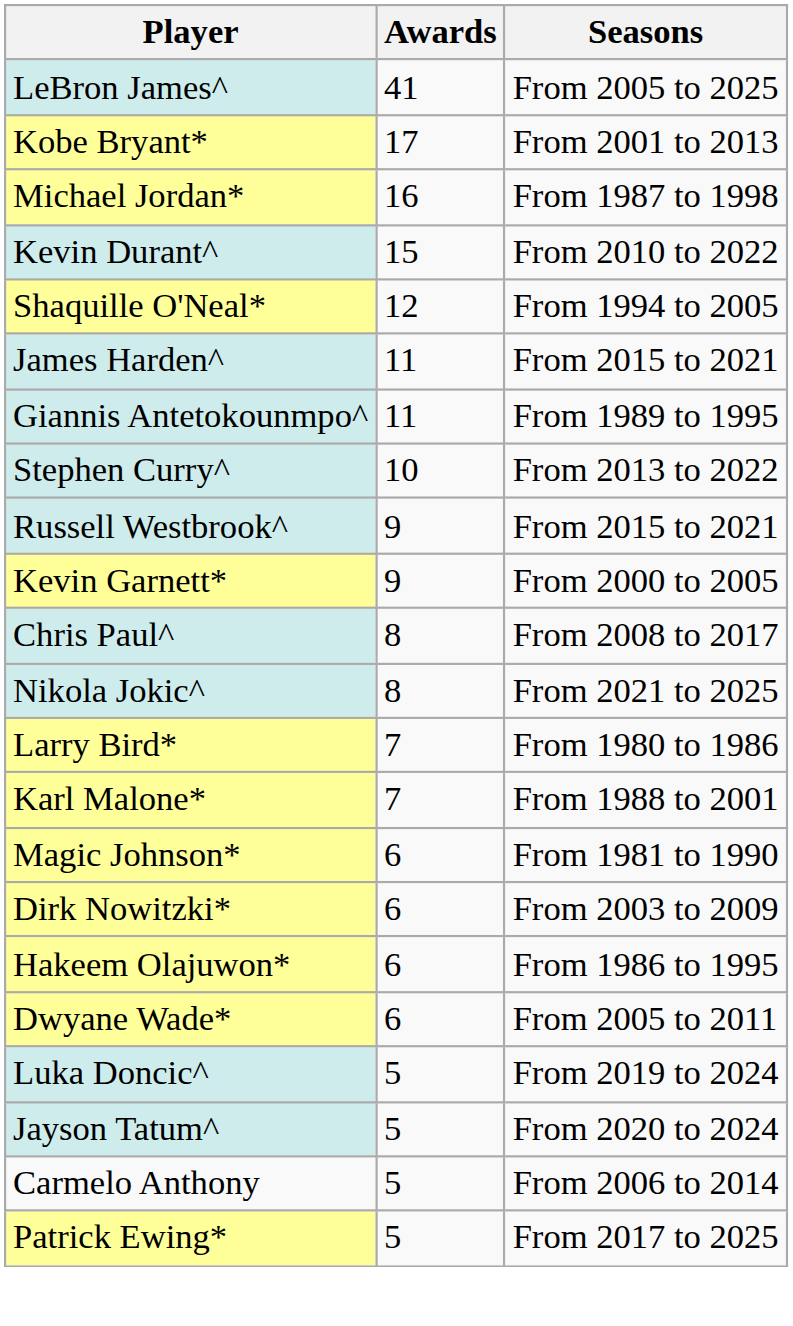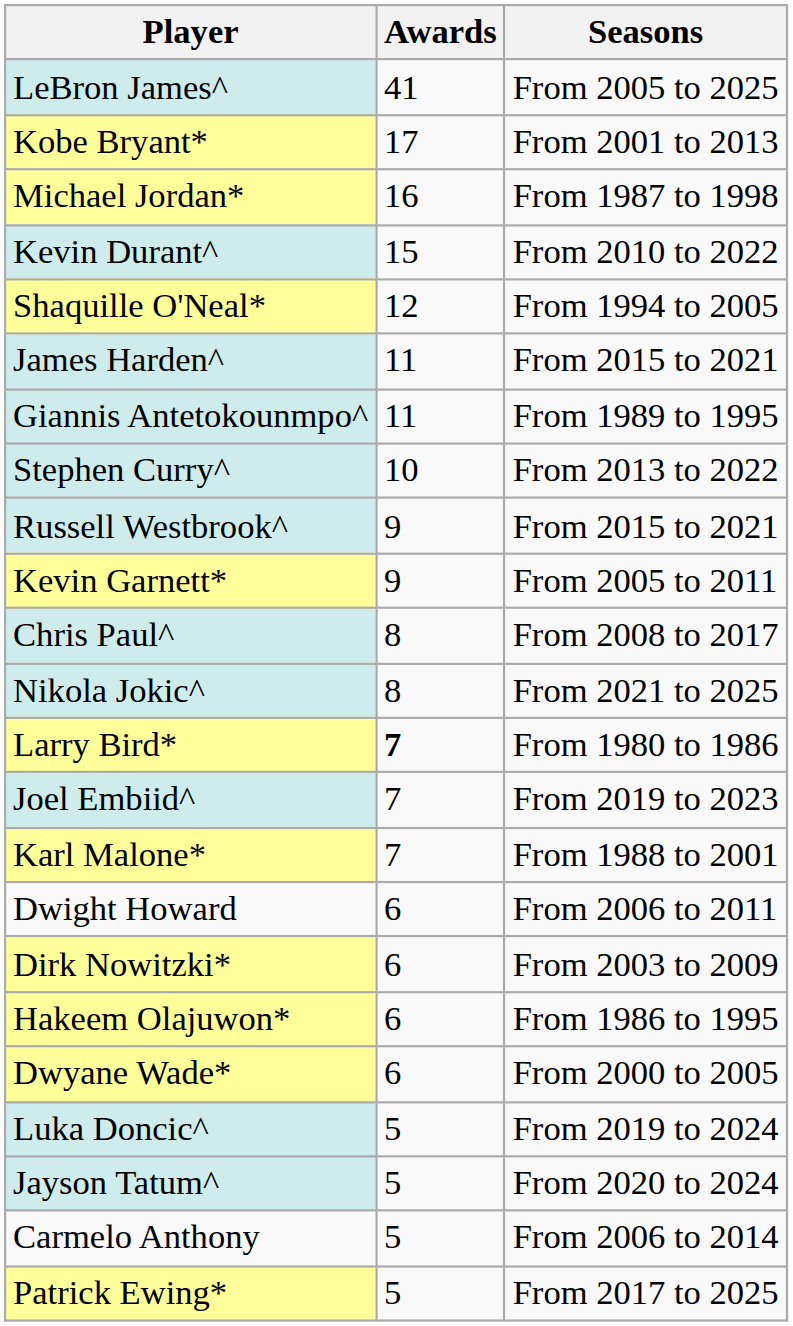(646, 580) From 2000 to 2005 -> (645, 580) From 2005 to 2011
(393, 744) normal -> (393, 744) bold
+ row: (104, 799)
+ row: (125, 908)
- row: (127, 854)
(645, 1018) From 2005 to 2011 -> (646, 1073) From 2000 to 2005
